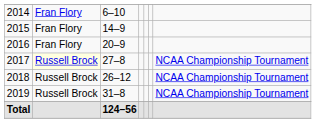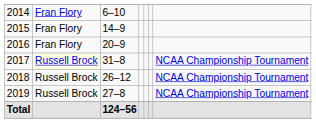(114, 61) 27–8 -> (114, 61) 31–8
(114, 93) 31–8 -> (114, 93) 27–8
